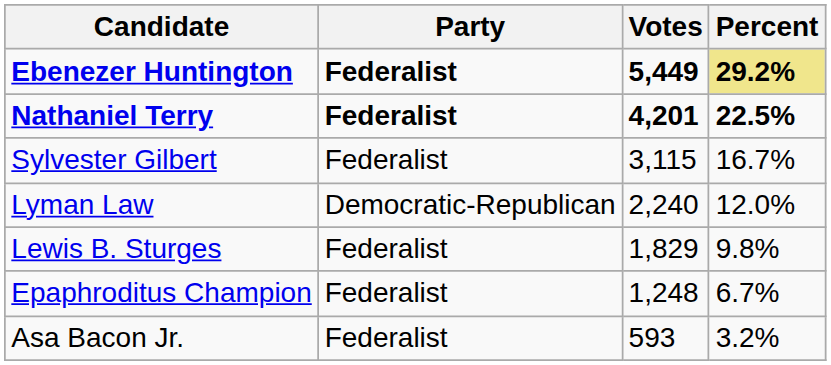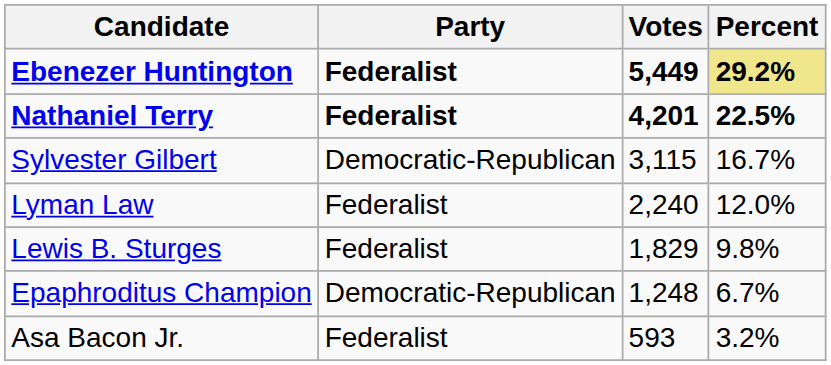(386, 159) Federalist -> (470, 159) Democratic-Republican
(470, 204) Democratic-Republican -> (386, 204) Federalist
(386, 293) Federalist -> (470, 293) Democratic-Republican
